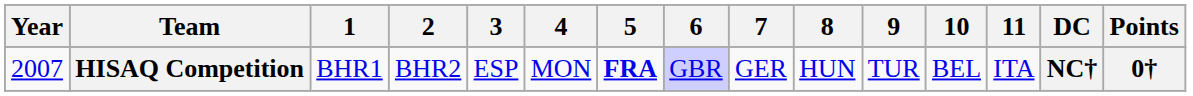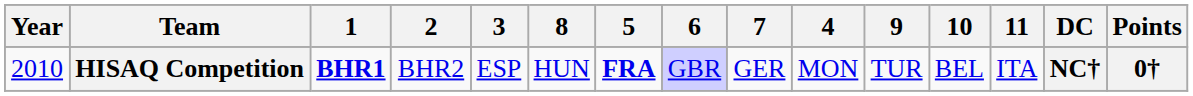columns swapped: (561, 25) <-> (827, 25)
(37, 68) 2007 -> (37, 68) 2010
(349, 68) normal -> (351, 68) bold
